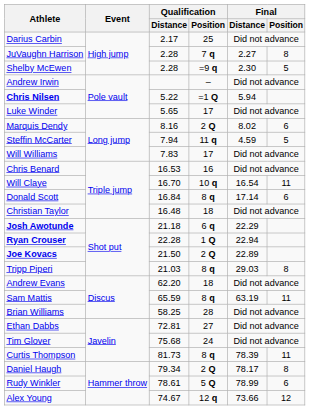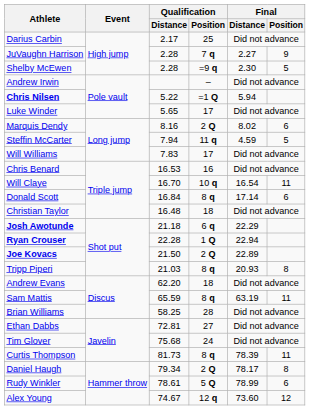(286, 54) 8 -> (286, 54) 9
(247, 269) 29.03 -> (247, 269) 20.93
(247, 398) 73.66 -> (247, 398) 73.60
